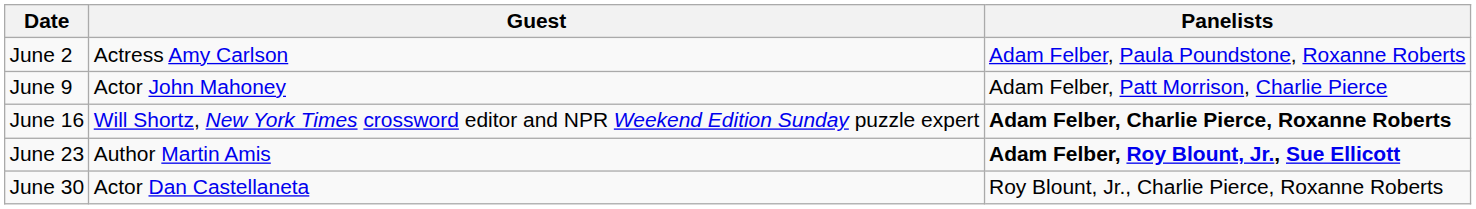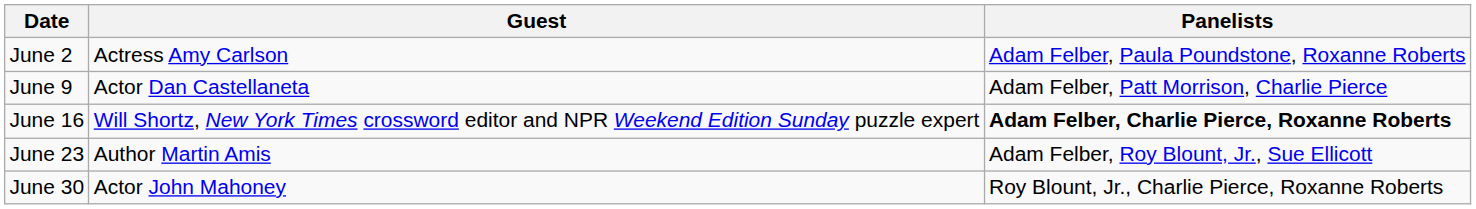(190, 87) Actor John Mahoney -> (202, 87) Actor Dan Castellaneta
(1195, 154) bold -> (1181, 154) normal
(202, 187) Actor Dan Castellaneta -> (190, 187) Actor John Mahoney
